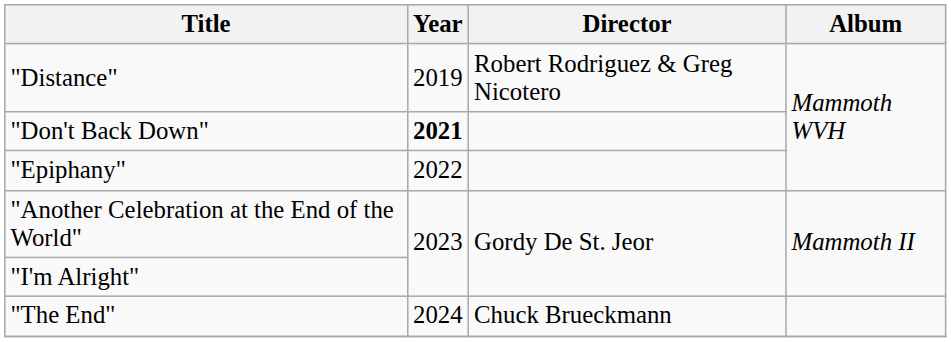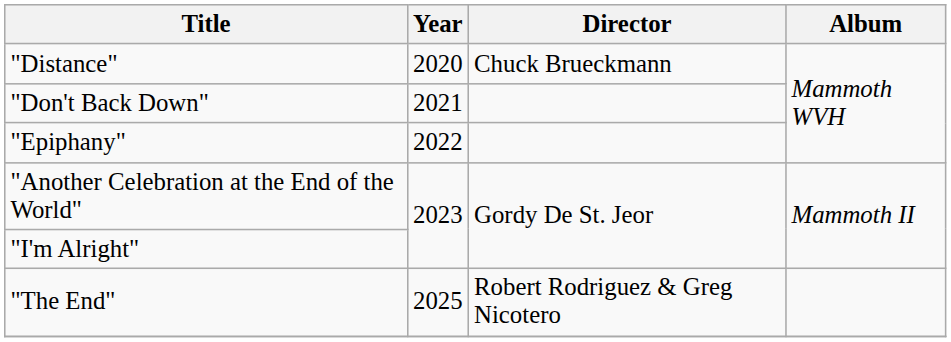(438, 77) 2019 -> (438, 63) 2020
(603, 77) Robert Rodriguez & Greg Nicotero -> (573, 63) Chuck Brueckmann
(438, 130) bold -> (438, 102) normal
(438, 315) 2024 -> (438, 302) 2025
(573, 315) Chuck Brueckmann -> (603, 302) Robert Rodriguez & Greg Nicotero
